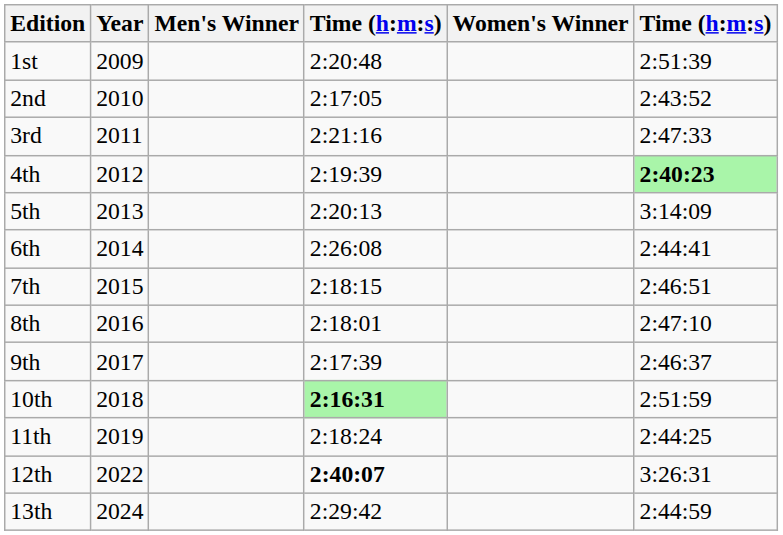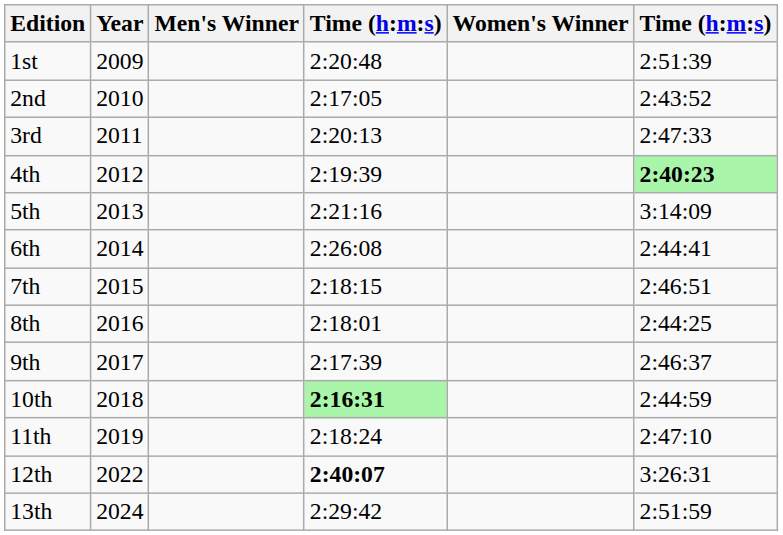(346, 135) 2:21:16 -> (346, 135) 2:20:13
(346, 211) 2:20:13 -> (346, 211) 2:21:16
(676, 323) 2:47:10 -> (676, 323) 2:44:25
(676, 398) 2:51:59 -> (676, 398) 2:44:59
(676, 436) 2:44:25 -> (676, 436) 2:47:10
(676, 511) 2:44:59 -> (676, 511) 2:51:59
